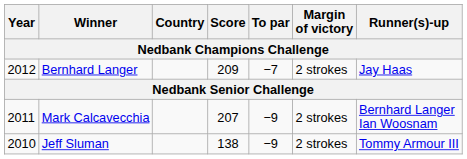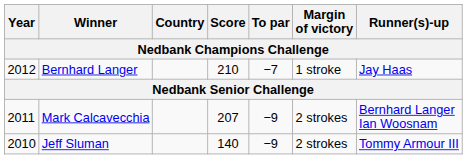(228, 69) 209 -> (228, 69) 210
(321, 69) 2 strokes -> (318, 69) 1 stroke
(228, 144) 138 -> (228, 144) 140
